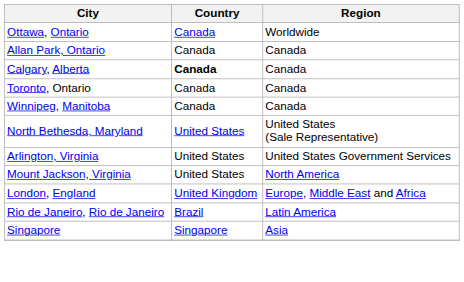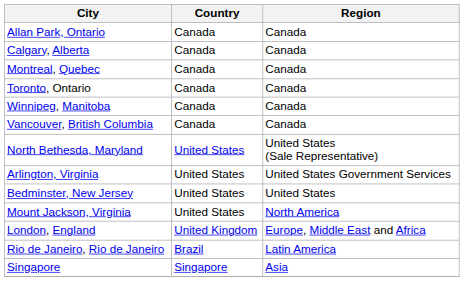- row: (48, 32)
(195, 69) bold -> (195, 50) normal
+ row: (53, 69)
+ row: (80, 124)
+ row: (70, 193)
